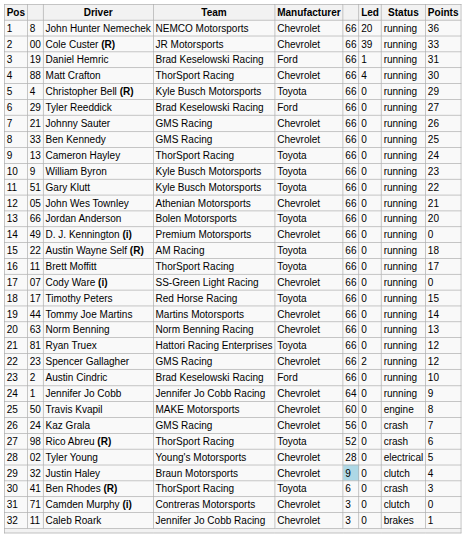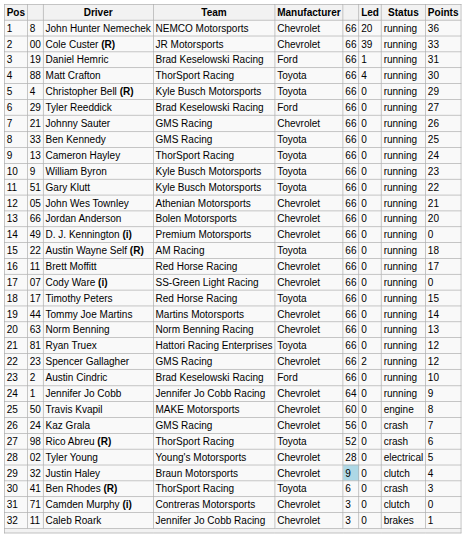(299, 76) Chevrolet -> (292, 76) Toyota
(299, 140) Chevrolet -> (292, 140) Toyota
(292, 219) Toyota -> (299, 219) Chevrolet
(195, 267) ThorSport Racing -> (196, 267) Red Horse Racing
(292, 267) Toyota -> (299, 267) Chevrolet
